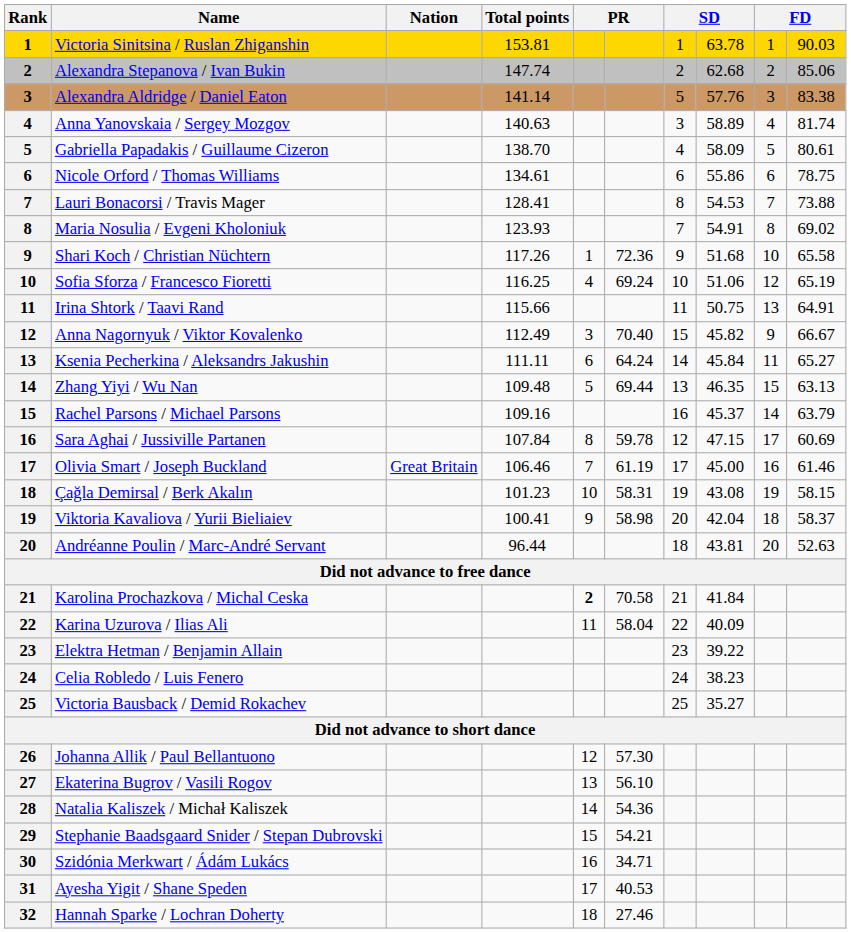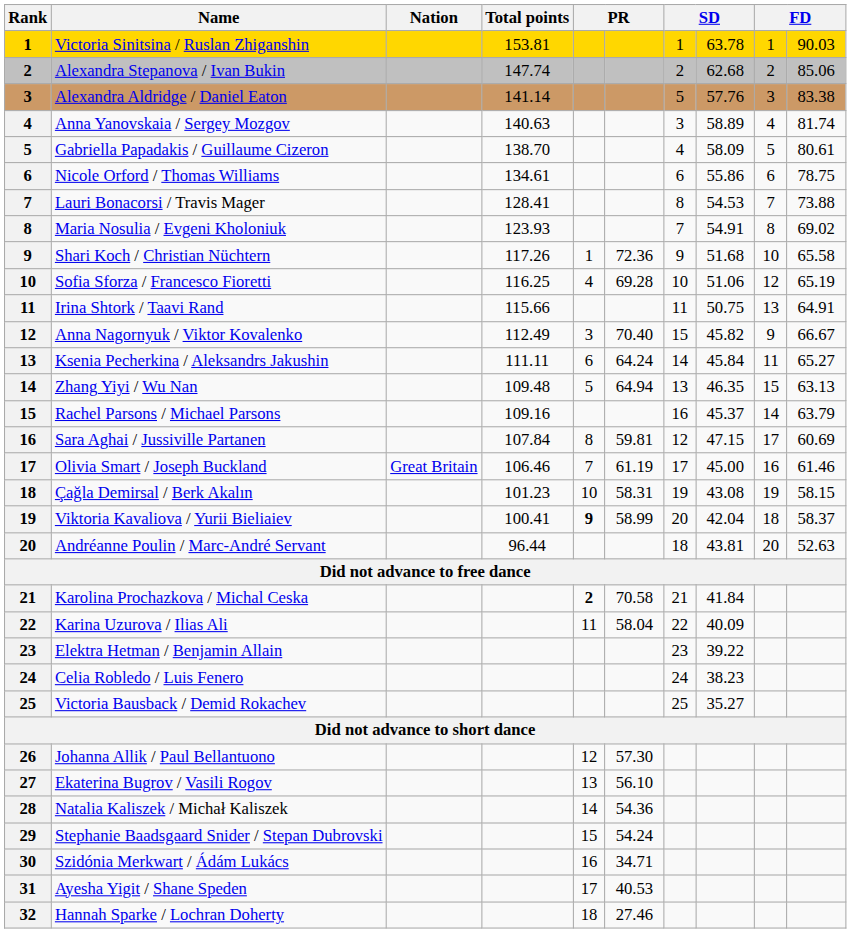(634, 281) 69.24 -> (634, 281) 69.28
(634, 387) 69.44 -> (634, 387) 64.94
(634, 439) 59.78 -> (634, 439) 59.81
(589, 519) normal -> (589, 519) bold
(634, 519) 58.98 -> (634, 519) 58.99
(634, 835) 54.21 -> (634, 835) 54.24
